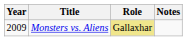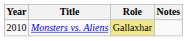(17, 28) 2009 -> (17, 28) 2010
